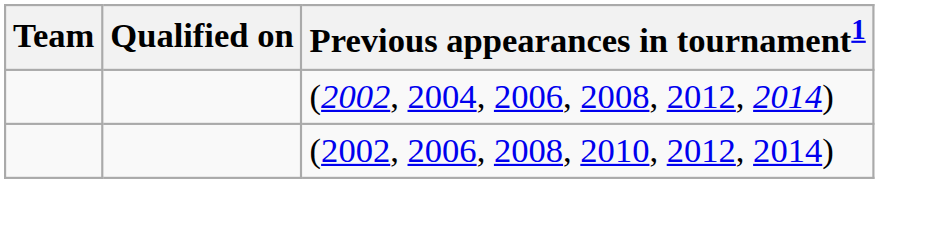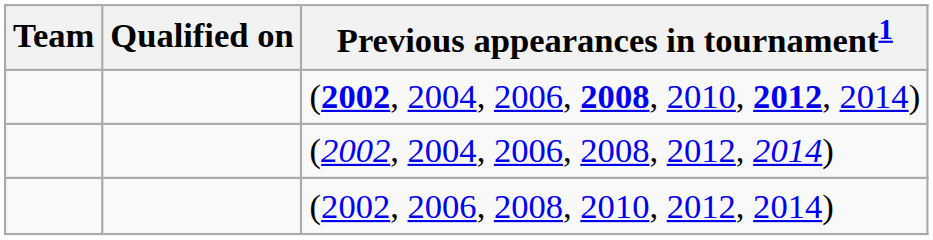+ row: (615, 96)
